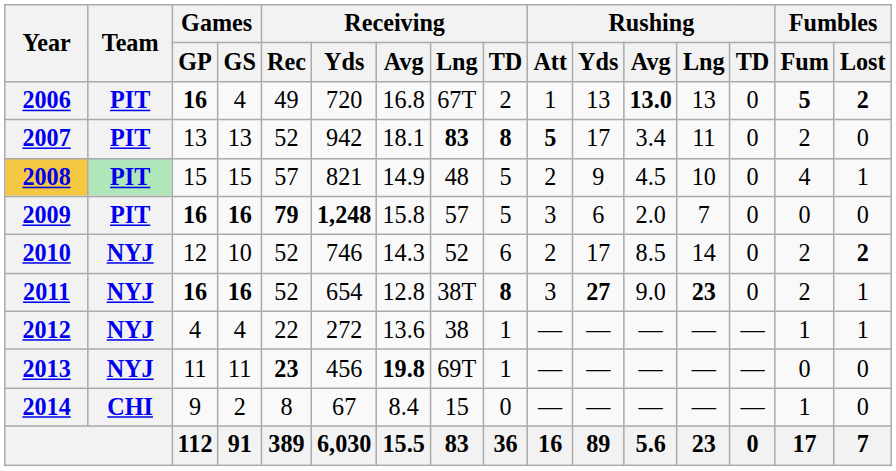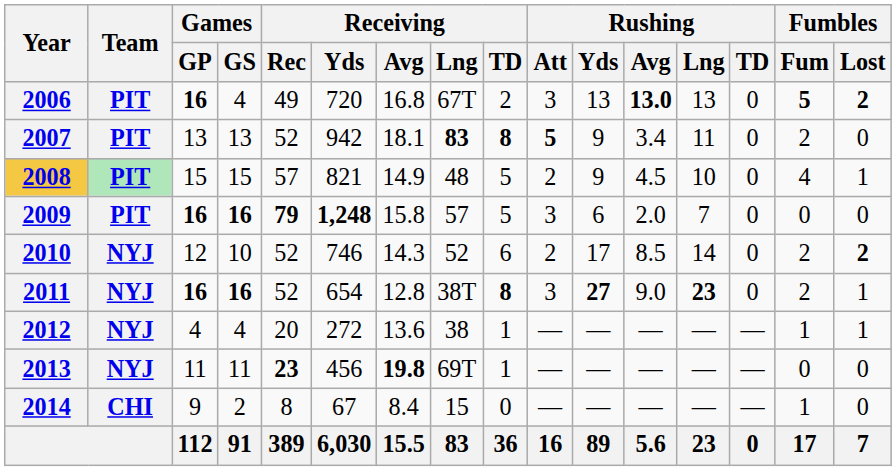(550, 100) 1 -> (550, 100) 3
(598, 138) 17 -> (598, 138) 9
(286, 330) 22 -> (286, 330) 20
